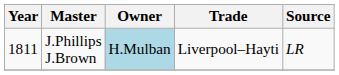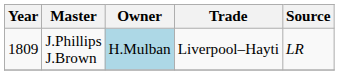(23, 49) 1811 -> (23, 49) 1809
